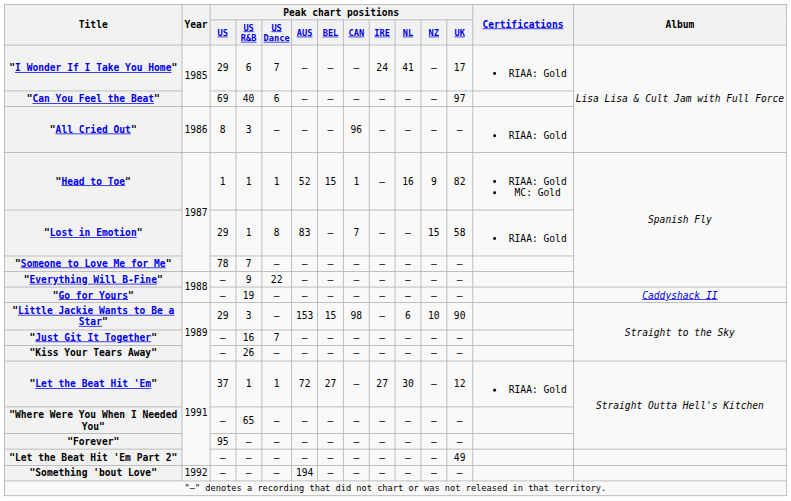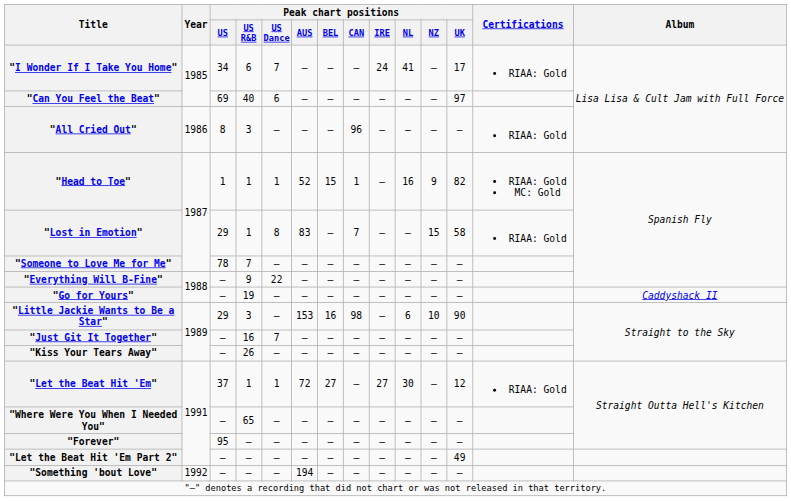(223, 68) 29 -> (223, 68) 34
(330, 316) 15 -> (330, 316) 16
